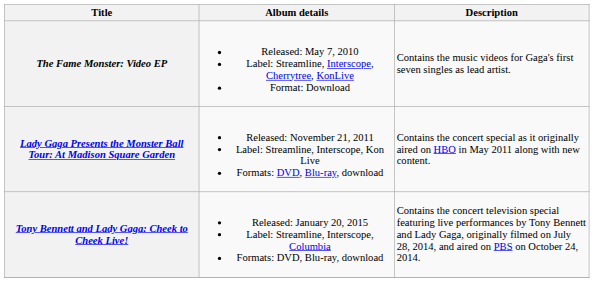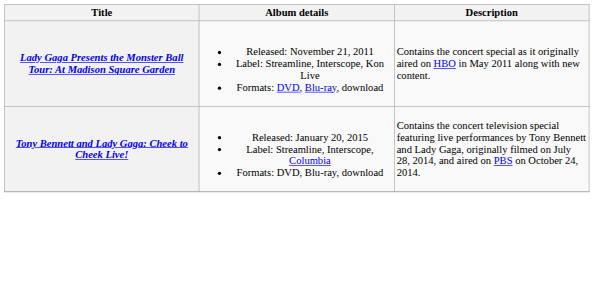- row: (102, 63)
